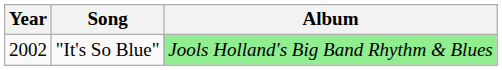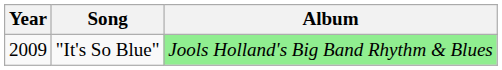(28, 49) 2002 -> (28, 49) 2009
